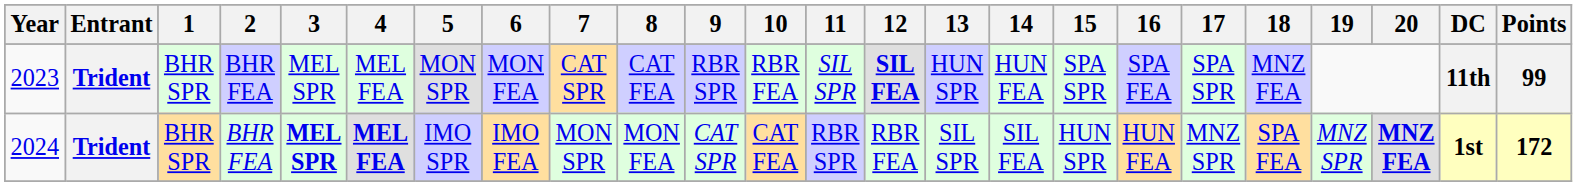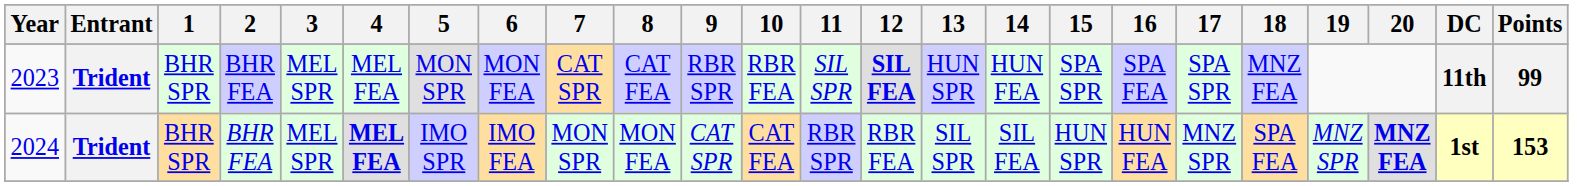(314, 146) bold -> (312, 146) normal
(1534, 146) 172 -> (1530, 146) 153
